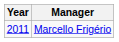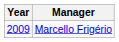(18, 29) 2011 -> (18, 29) 2009
